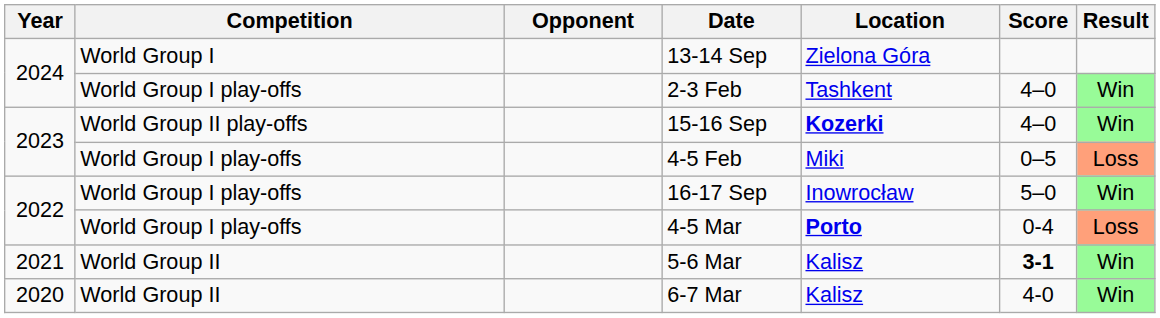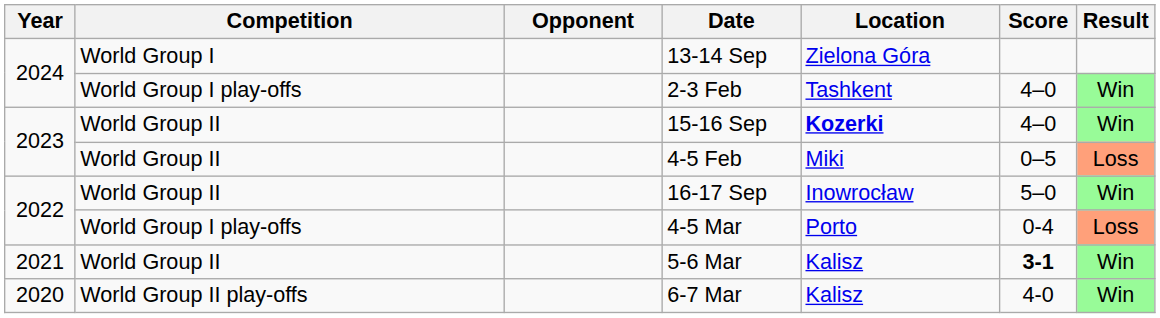(194, 124) World Group II play-offs -> (150, 124) World Group II
(191, 158) World Group I play-offs -> (150, 158) World Group II
(191, 192) World Group I play-offs -> (150, 192) World Group II
(834, 227) bold -> (831, 227) normal
(150, 295) World Group II -> (194, 295) World Group II play-offs
